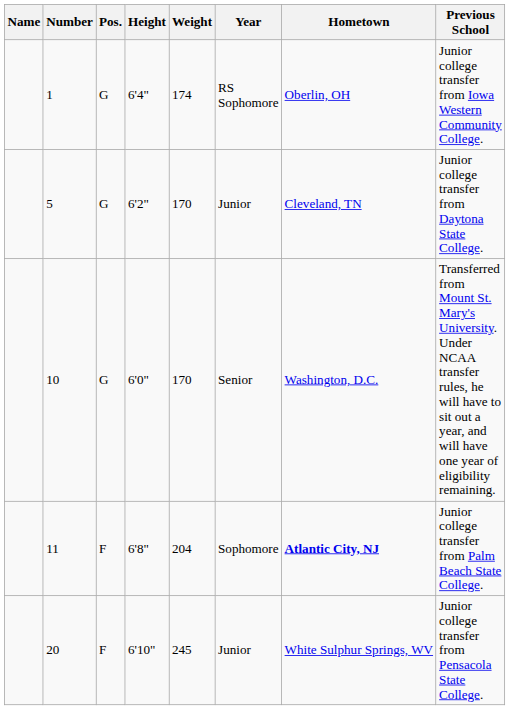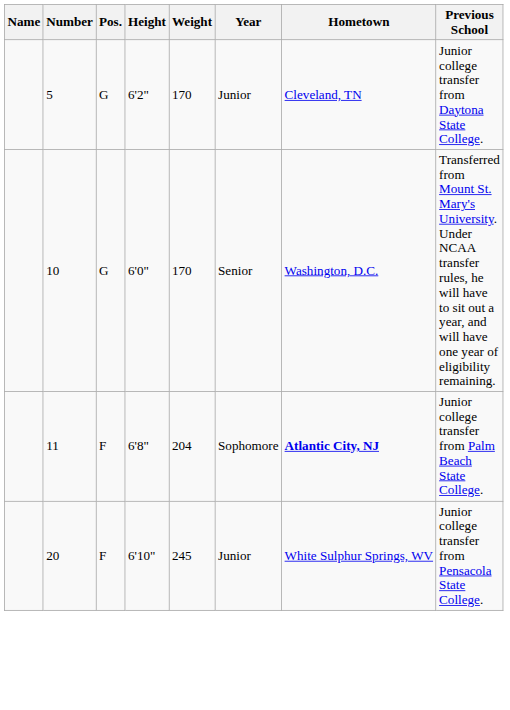- row: (50, 94)
